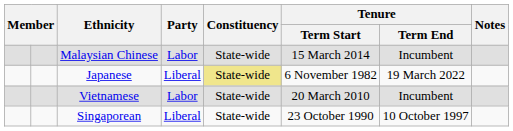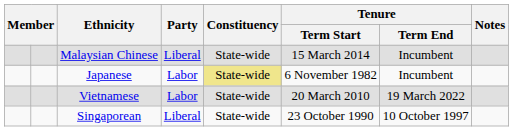(182, 55) Labor -> (182, 55) Liberal
(182, 75) Liberal -> (182, 75) Labor
(426, 75) 19 March 2022 -> (426, 75) Incumbent
(426, 95) Incumbent -> (426, 95) 19 March 2022
